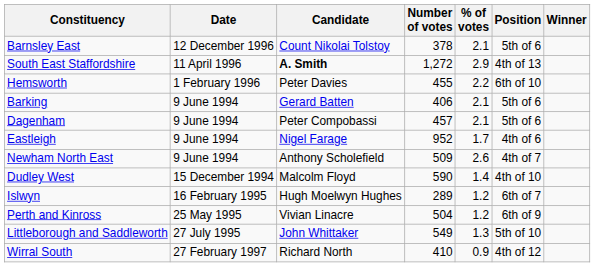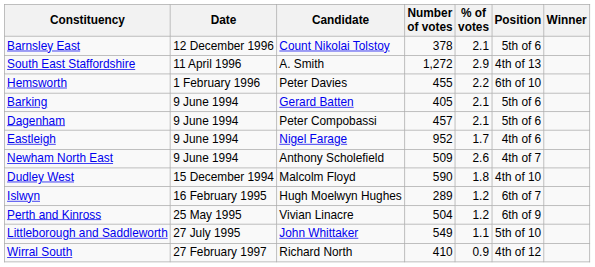(303, 64) bold -> (302, 64) normal
(443, 102) 406 -> (443, 102) 405
(481, 177) 1.4 -> (481, 177) 1.8
(481, 233) 1.3 -> (481, 233) 1.1
